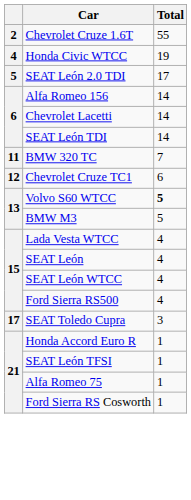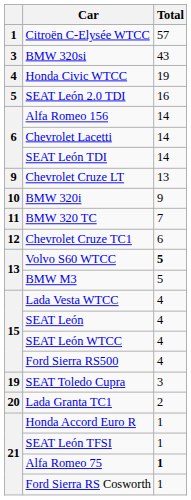+ row: (88, 34)
- row: (79, 34)
+ row: (56, 55)
(163, 75) 17 -> (163, 95) 16
+ row: (75, 177)
+ row: (54, 198)
(14, 320) 17 -> (14, 381) 19
+ row: (69, 402)
(160, 381) normal -> (160, 463) bold
